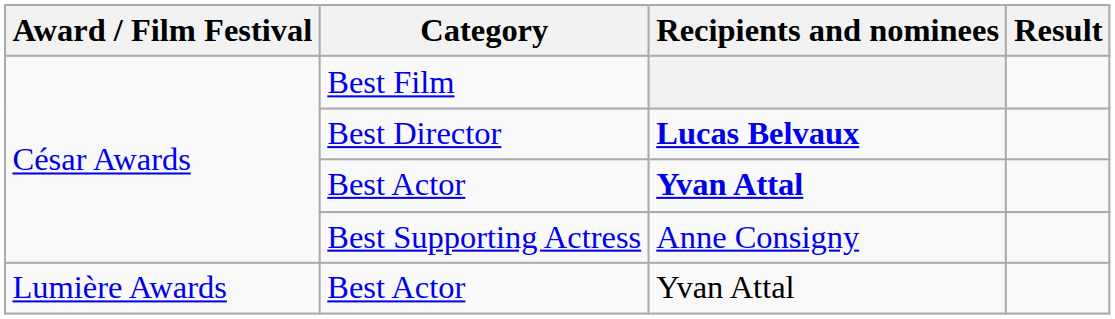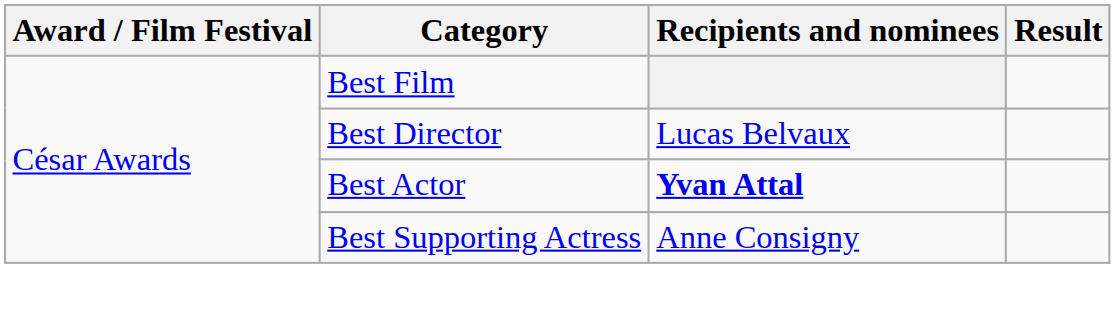(758, 133) bold -> (753, 133) normal
- row: (120, 287)
